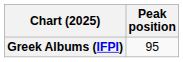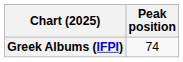(152, 47) 95 -> (152, 47) 74
